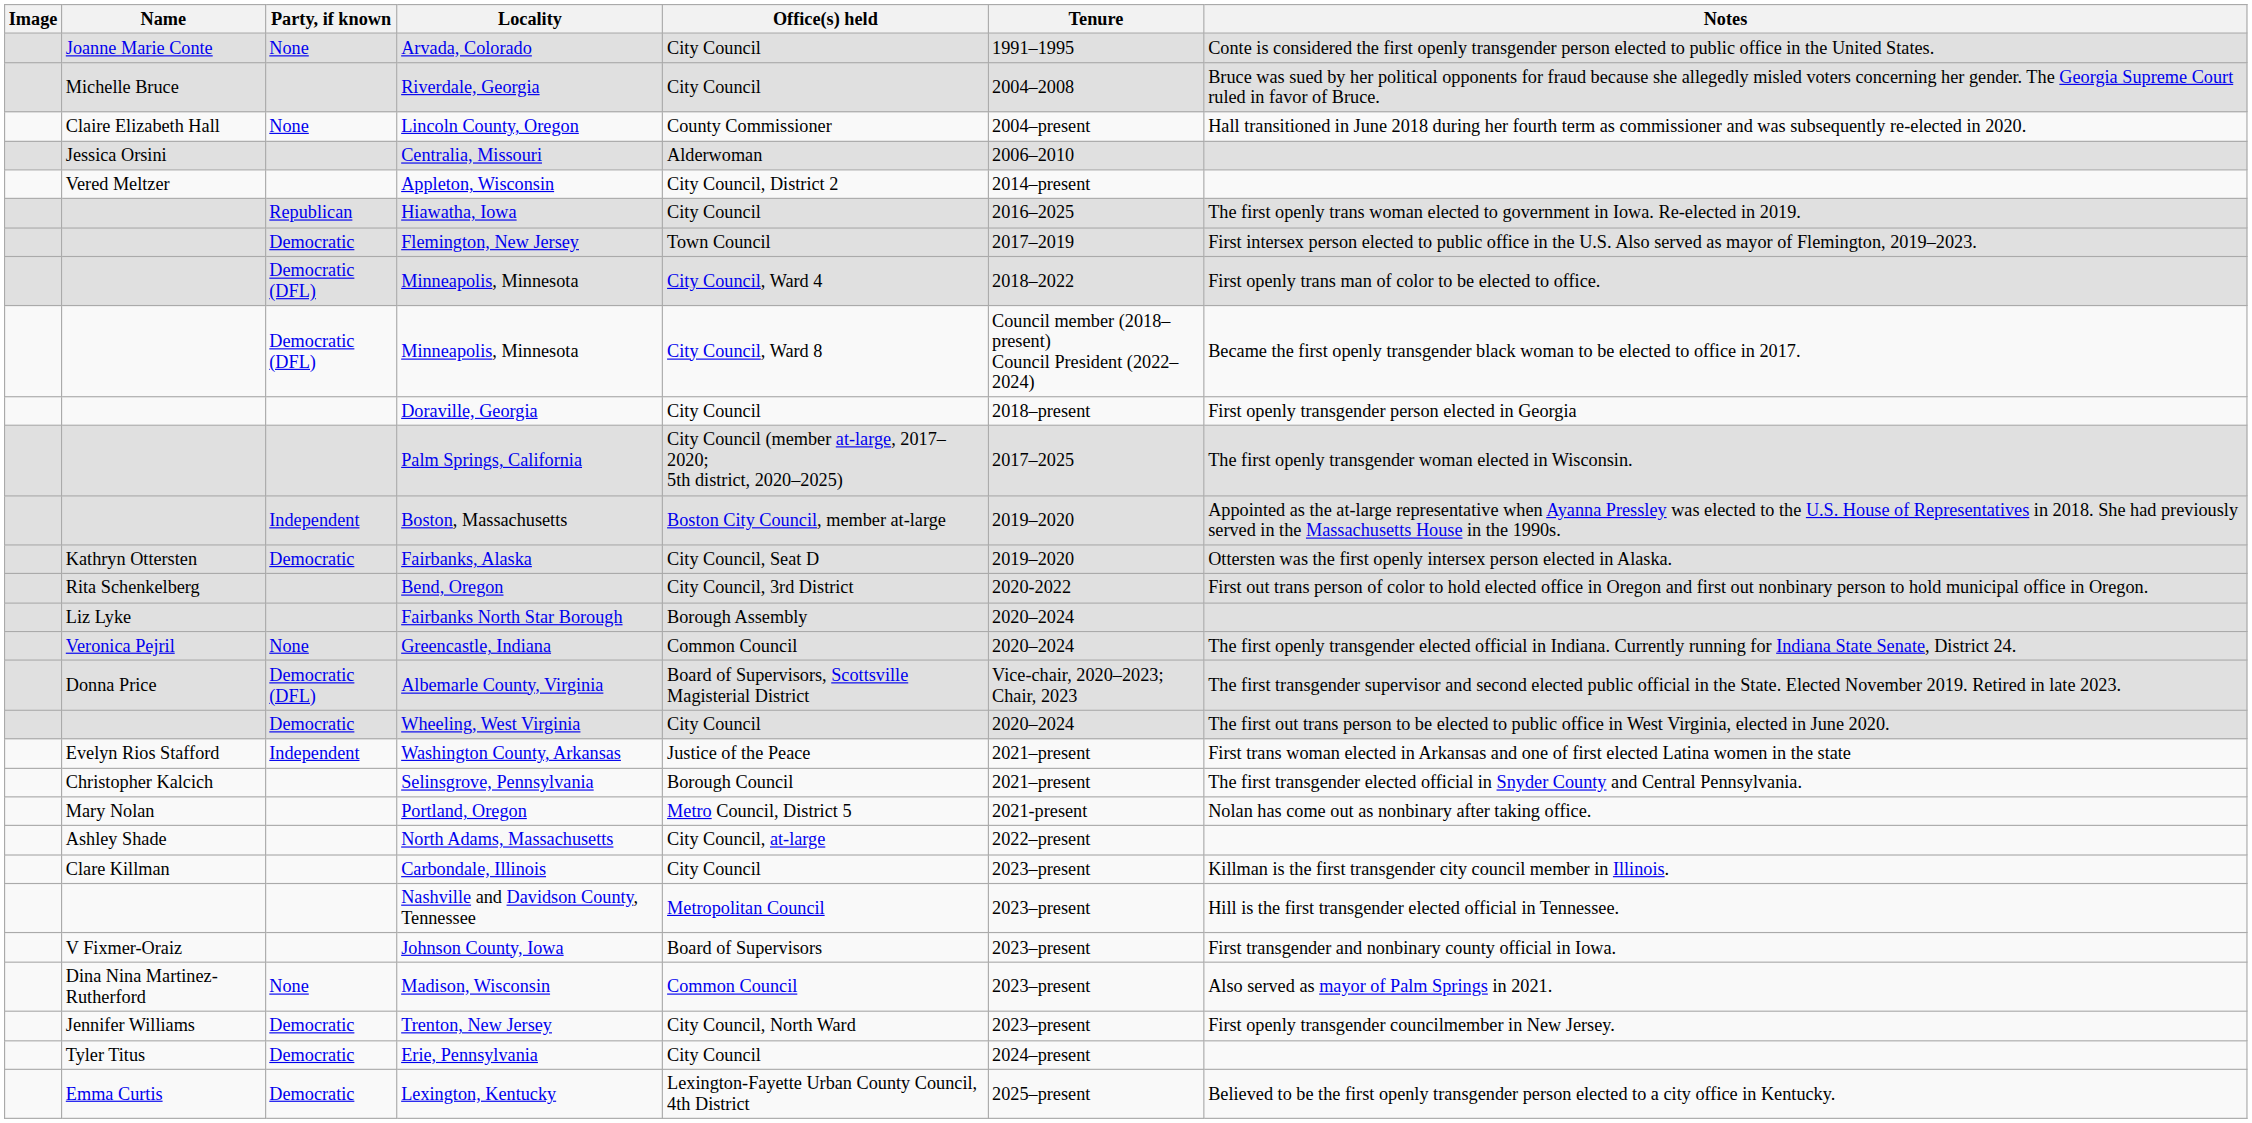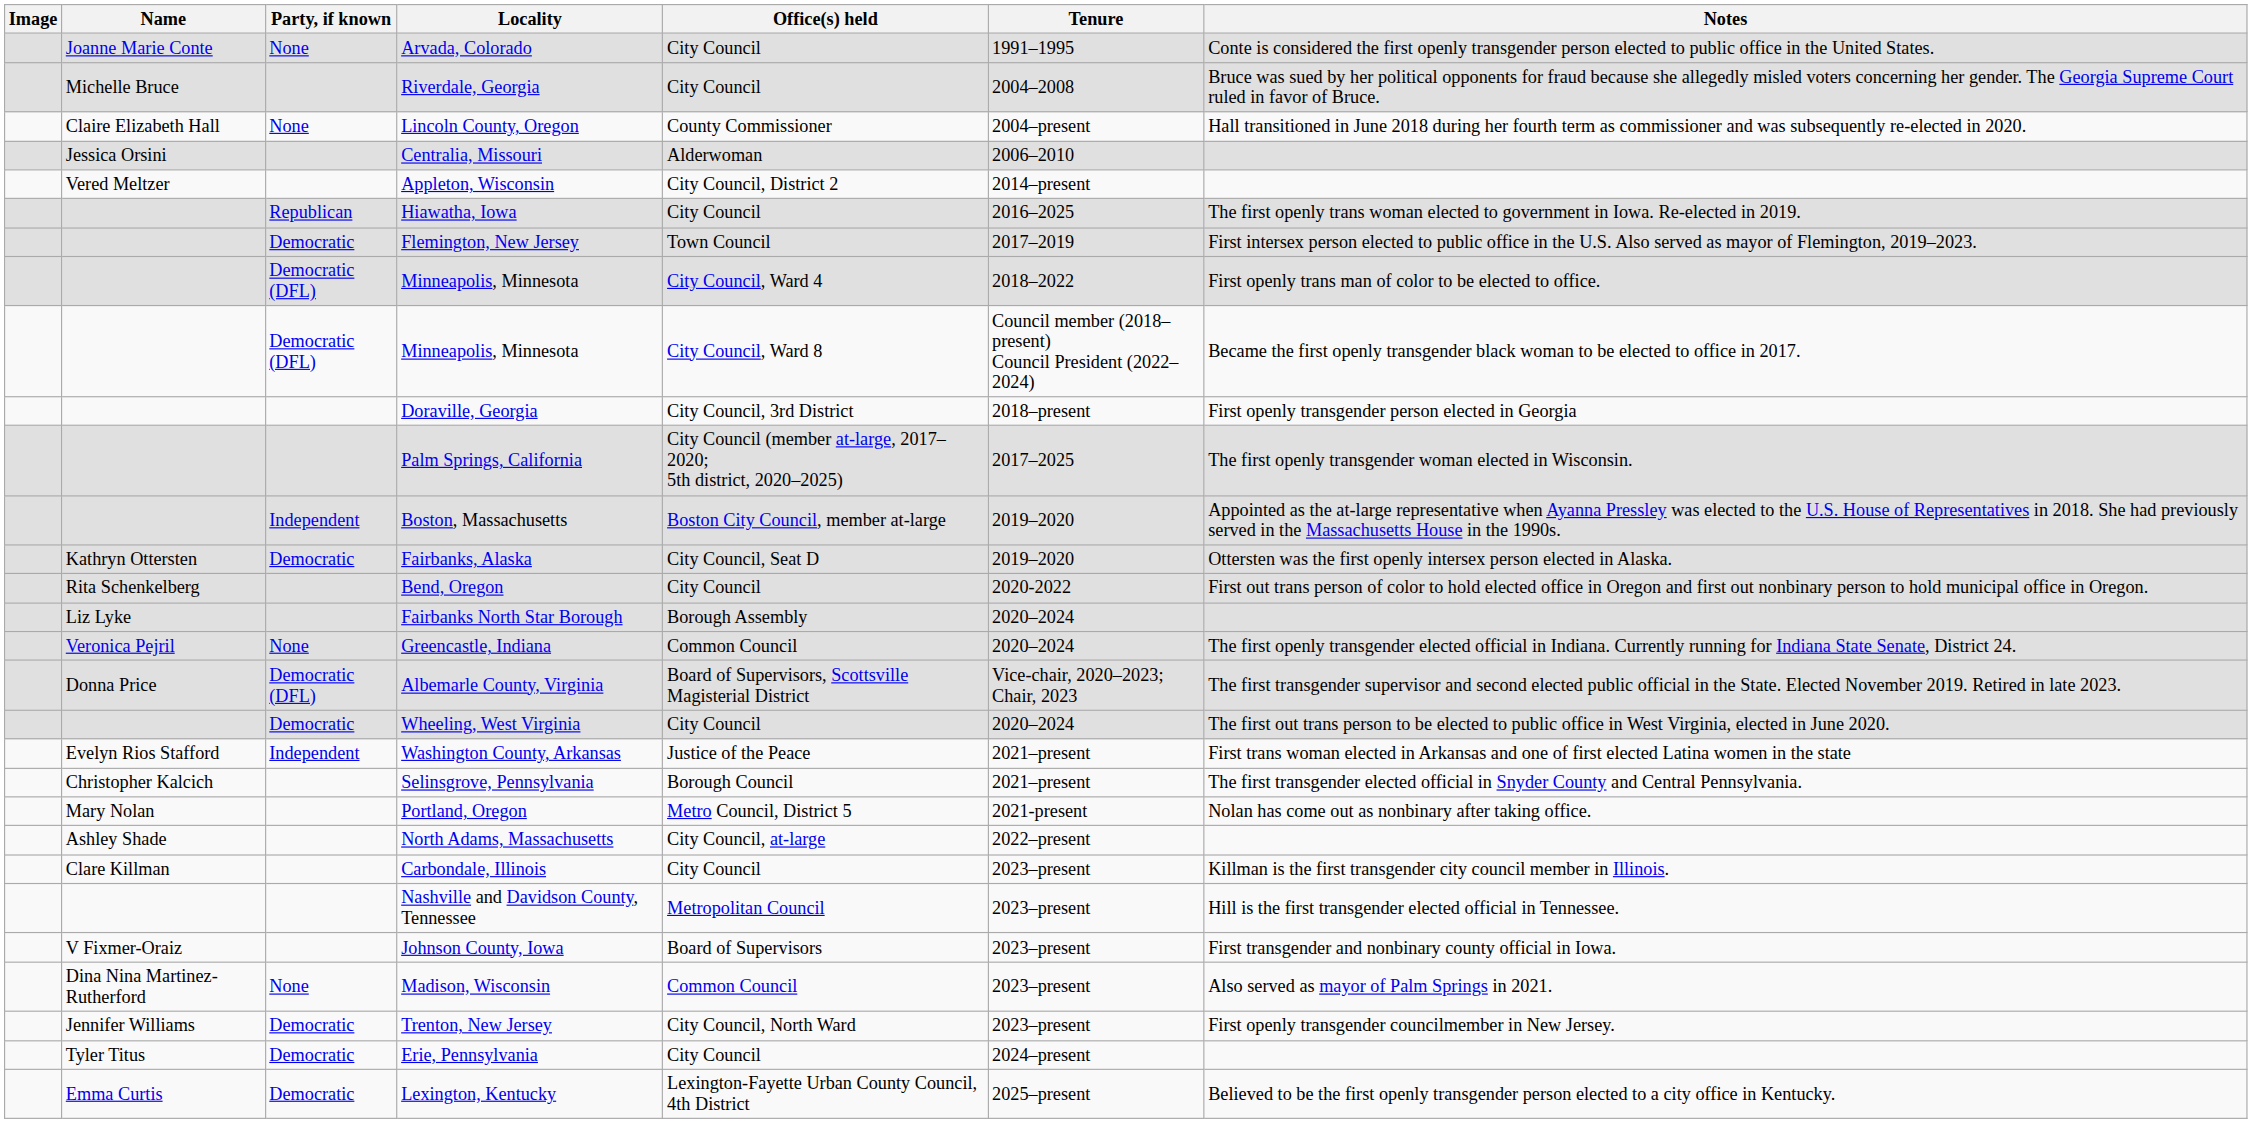(714, 410) City Council -> (760, 410) City Council, 3rd District
(760, 588) City Council, 3rd District -> (714, 588) City Council
